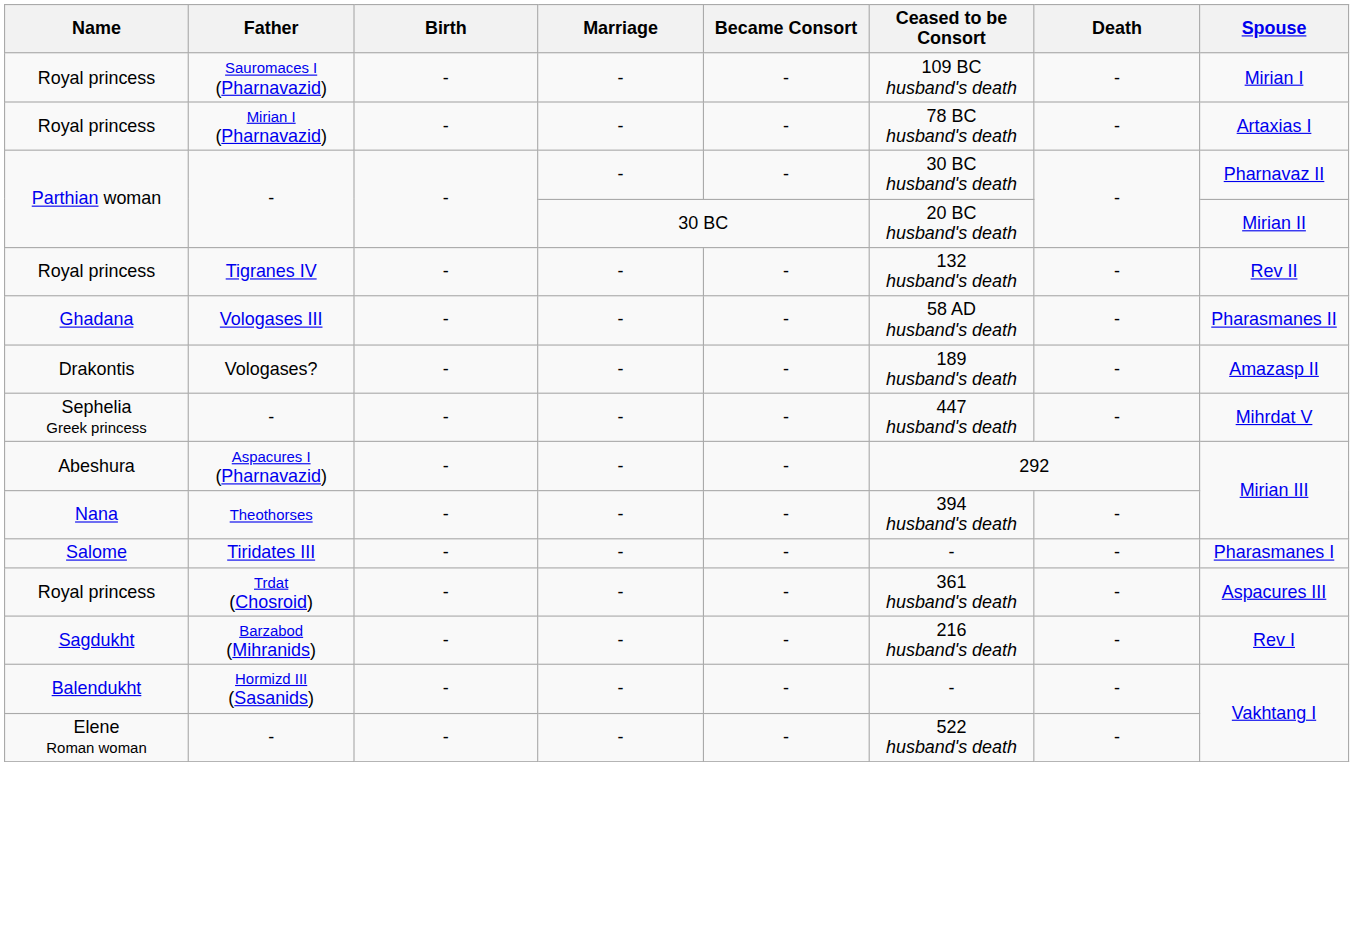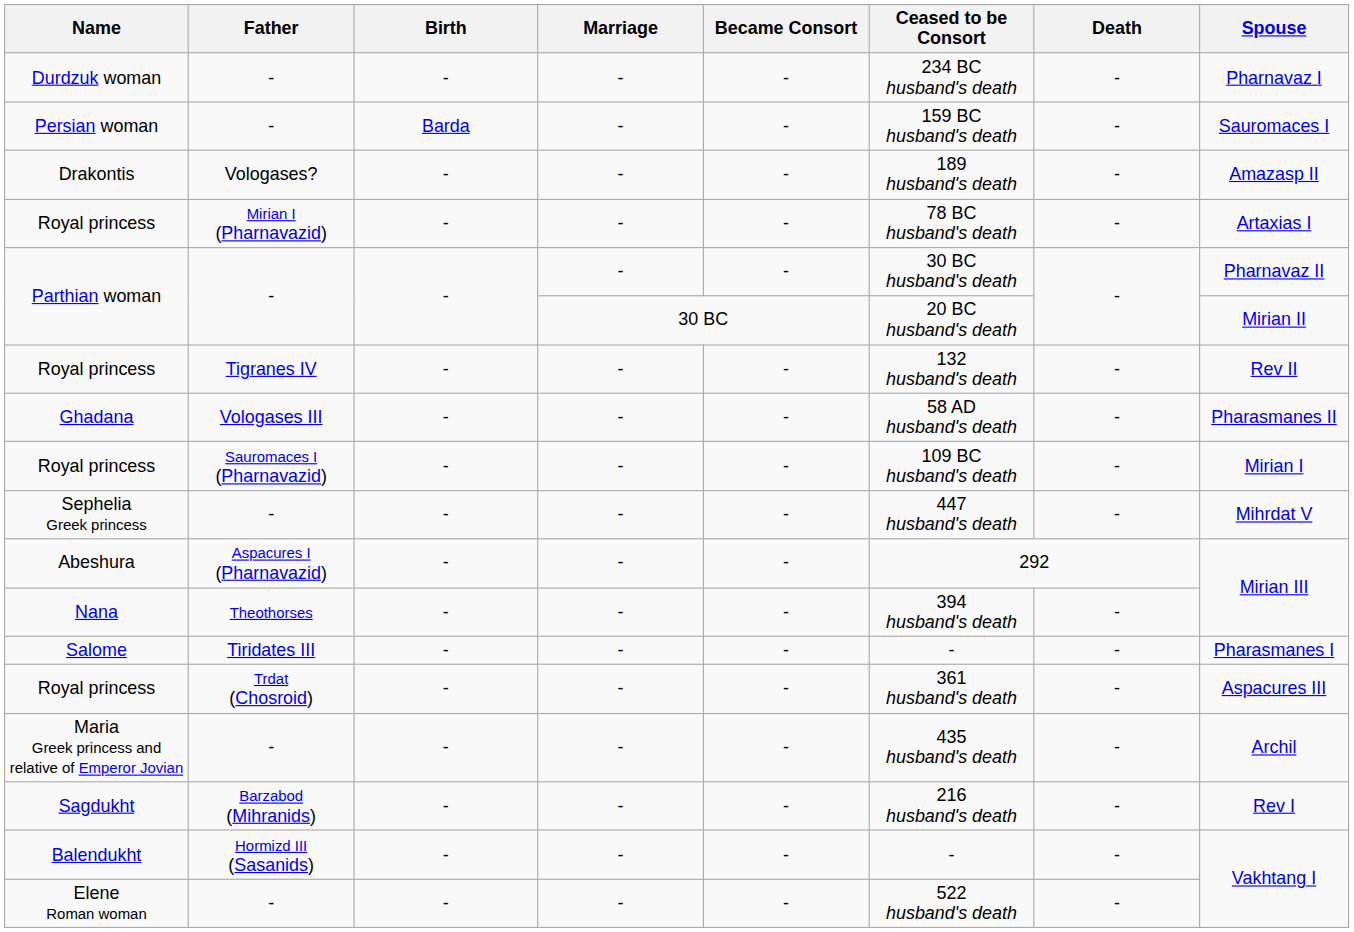+ row: (96, 77)
+ row: (96, 125)
rows swapped: (96, 77) <-> (96, 368)
+ row: (96, 747)
